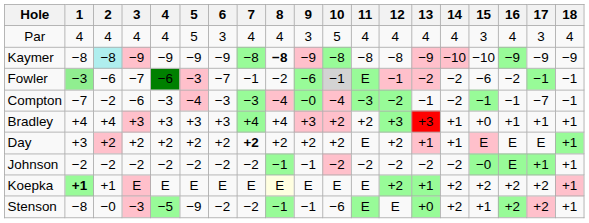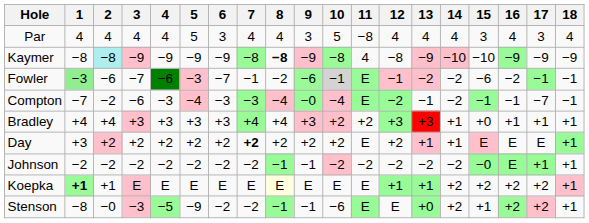(365, 36) 4 -> (365, 36) −8
(365, 57) −8 -> (365, 57) 4
(365, 100) −3 -> (365, 100) E
(395, 185) +2 -> (395, 185) +1
